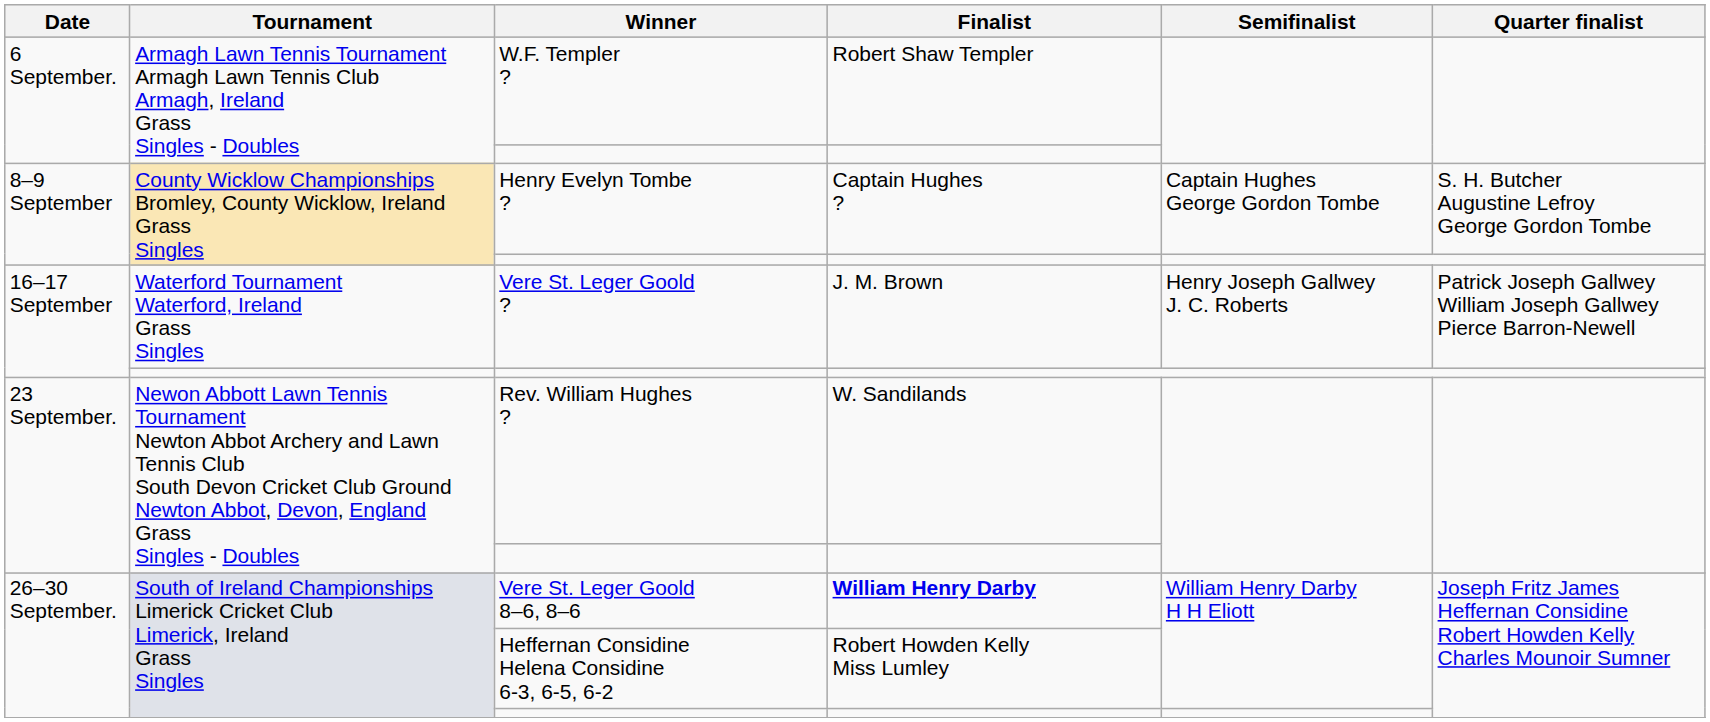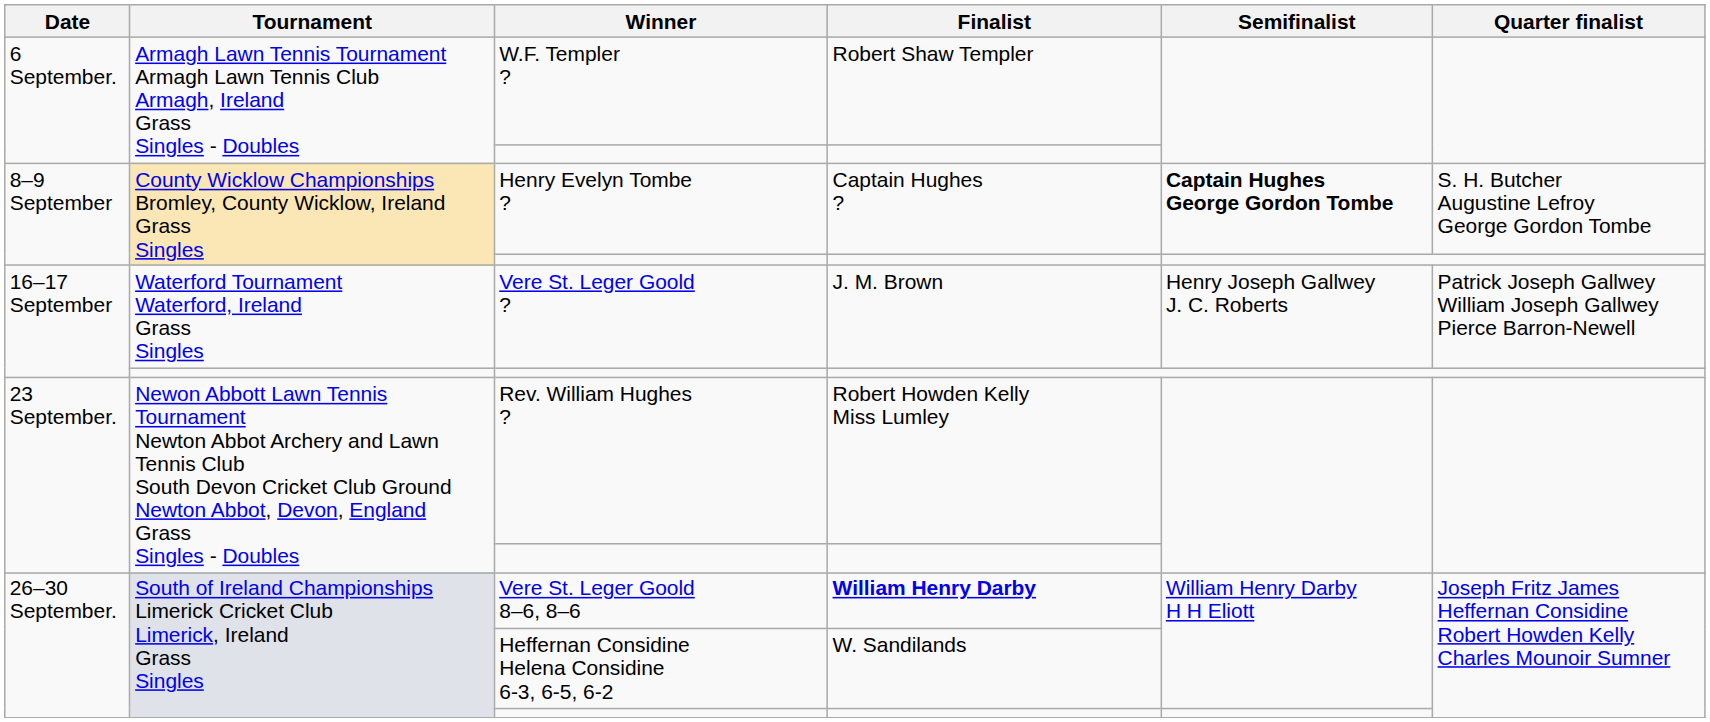(1273, 191) normal -> (1280, 191) bold
(899, 394) W. Sandilands -> (931, 405) Robert Howden Kelly Miss Lumley
(931, 656) Robert Howden Kelly Miss Lumley -> (899, 645) W. Sandilands
